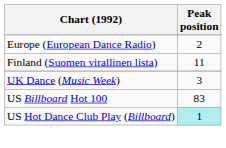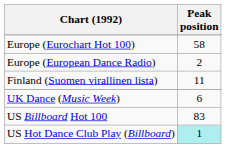+ row: (71, 44)
(199, 80) 3 -> (199, 98) 6
